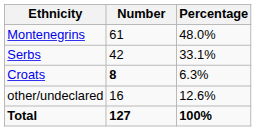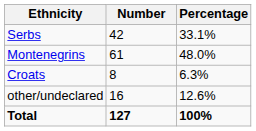rows swapped: (46, 34) <-> (24, 55)
(113, 75) bold -> (113, 75) normal
